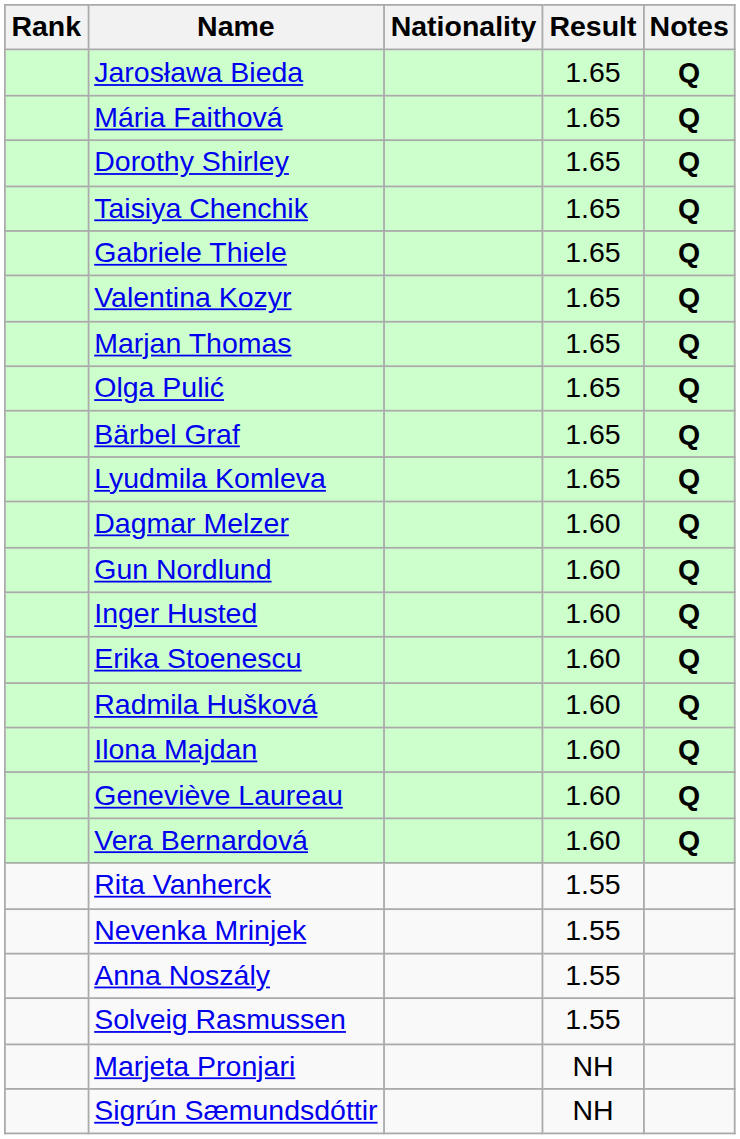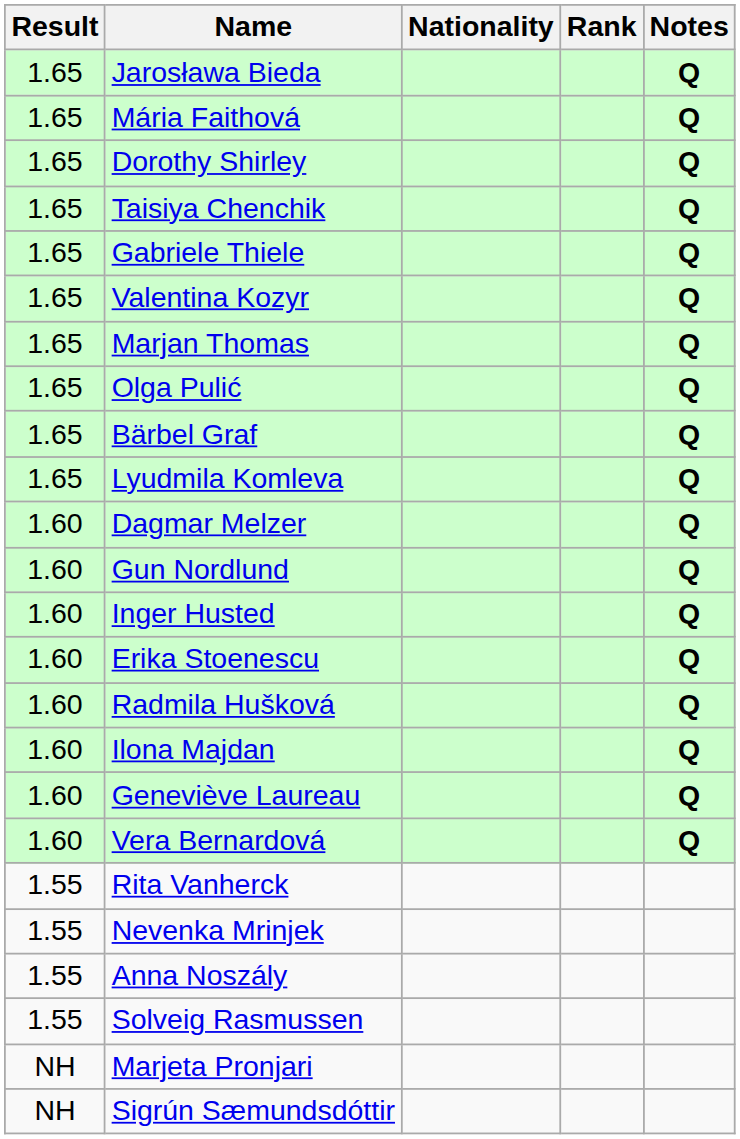columns swapped: (46, 27) <-> (593, 27)
